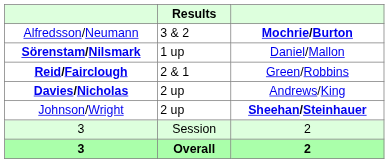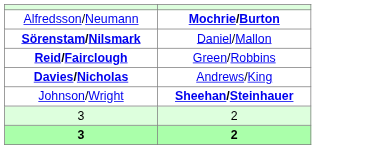- column: (194, 14)
